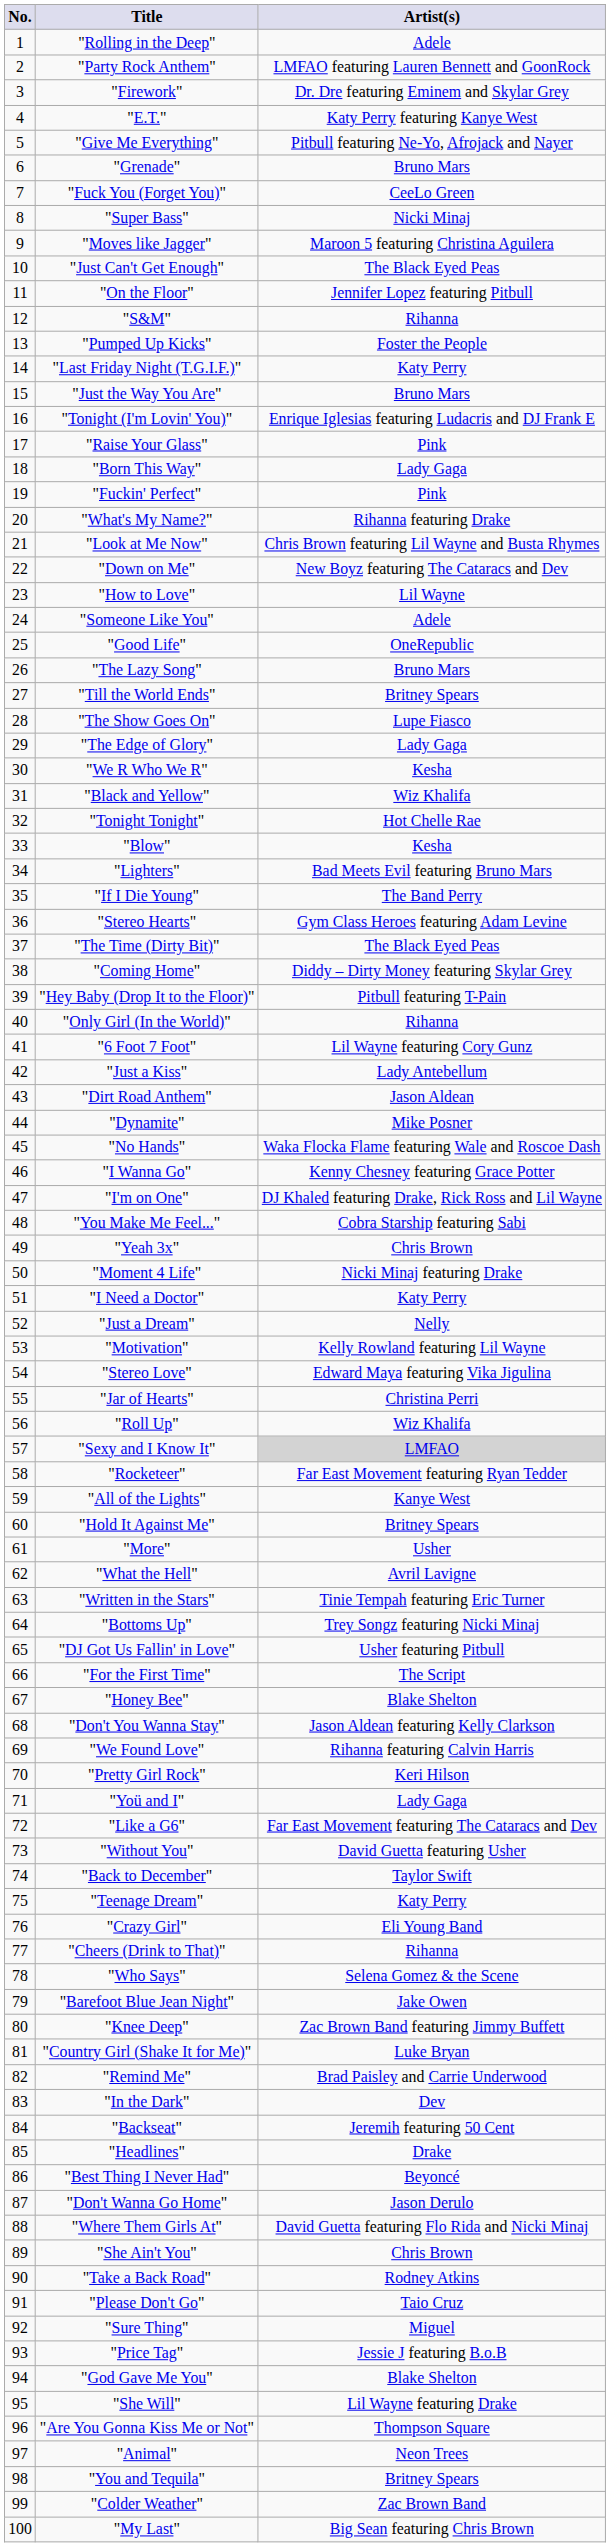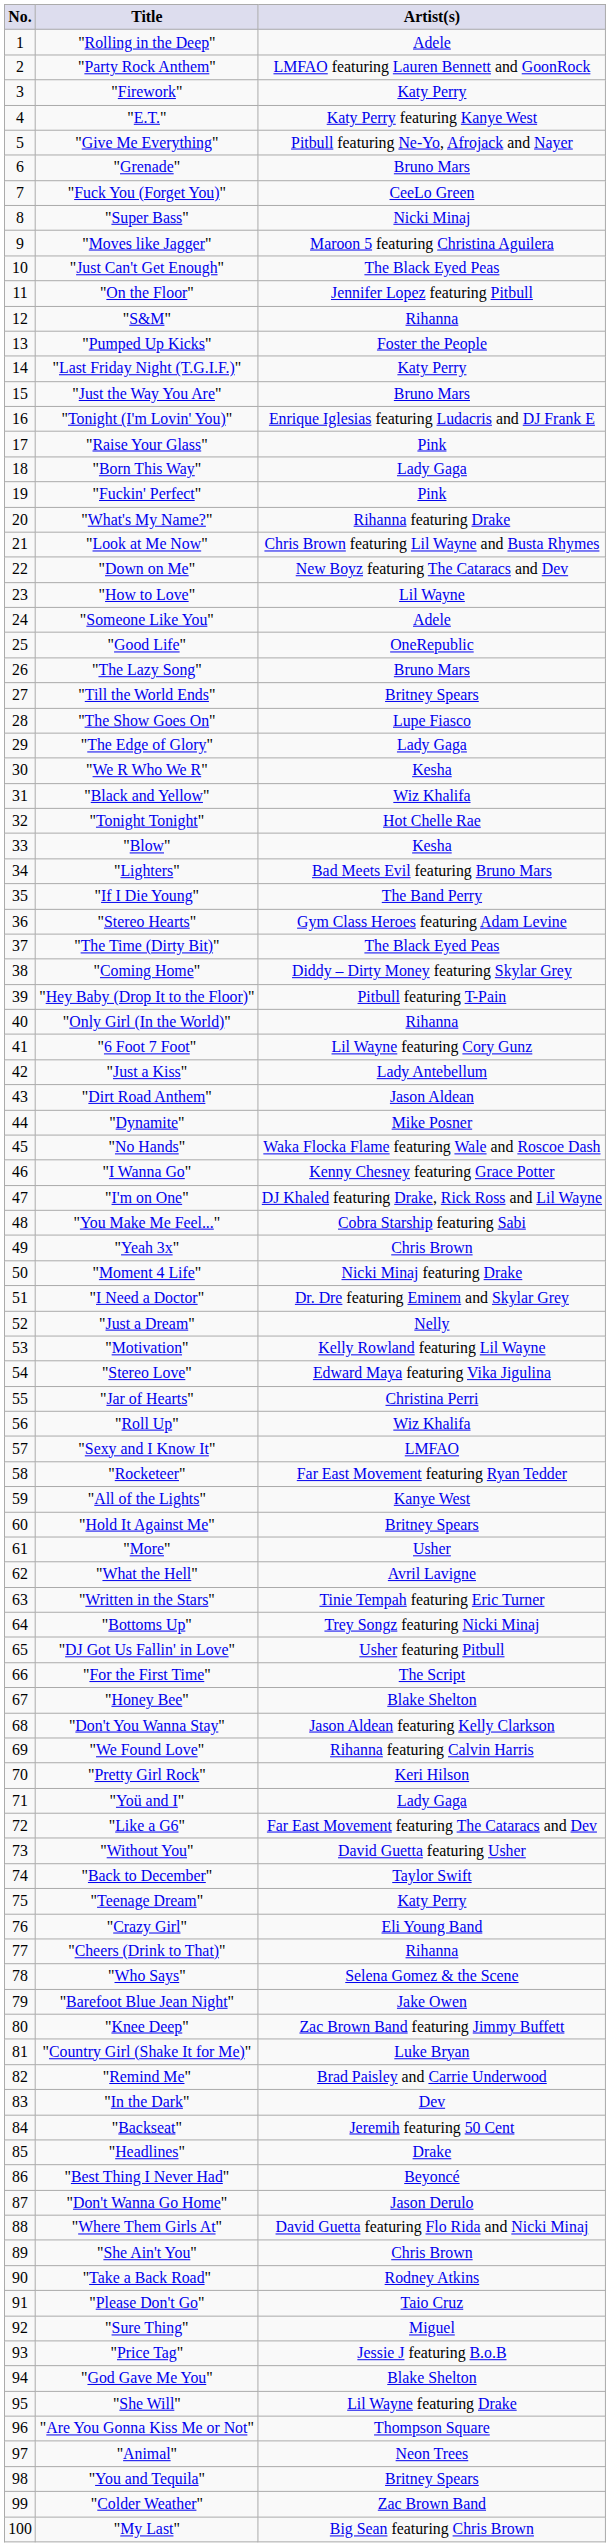(432, 92) Dr. Dre featuring Eminem and Skylar Grey -> (432, 92) Katy Perry
(432, 1298) Katy Perry -> (432, 1298) Dr. Dre featuring Eminem and Skylar Grey
(432, 1448) lightgrey background -> (432, 1448) no background
